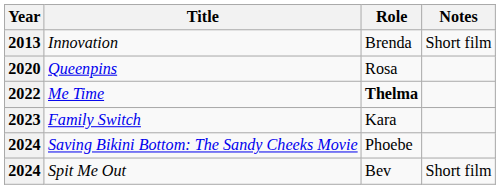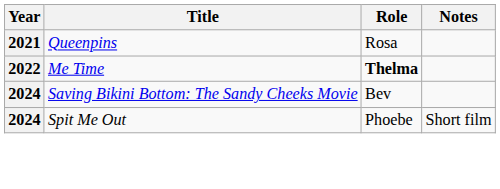- row: (83, 42)
(24, 68) 2020 -> (24, 42) 2021
- row: (94, 119)
(389, 145) Phoebe -> (378, 94) Bev
(378, 171) Bev -> (389, 119) Phoebe
